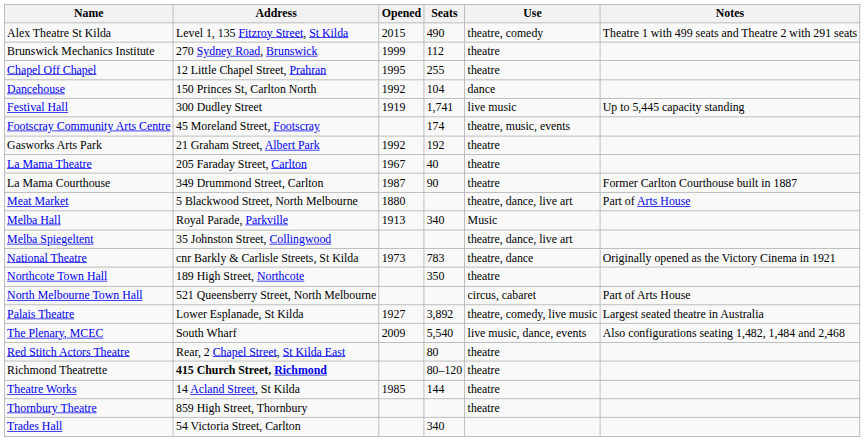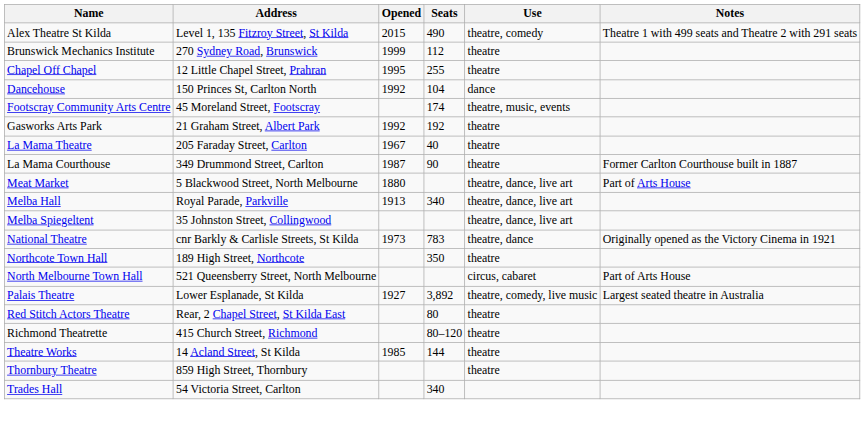- row: (38, 107)
(482, 220) Music -> (520, 201) theatre, dance, live art
- row: (55, 333)
(251, 370) bold -> (247, 333) normal
